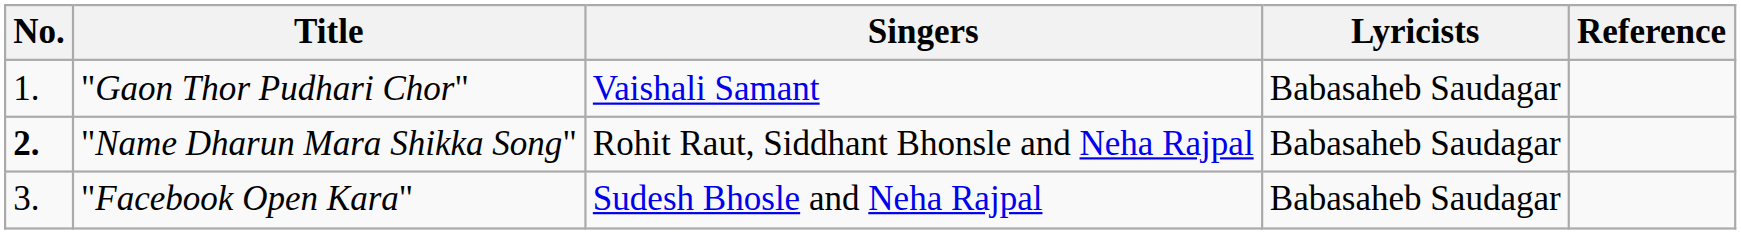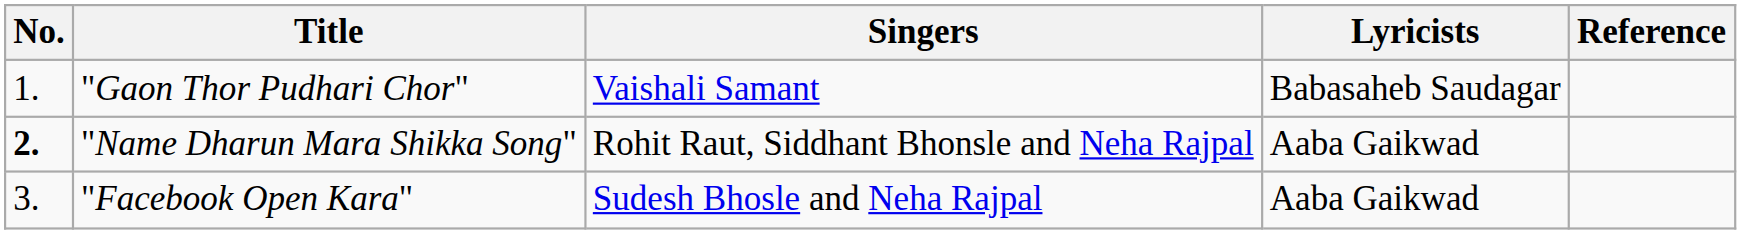(1415, 143) Babasaheb Saudagar -> (1374, 143) Aaba Gaikwad
(1415, 198) Babasaheb Saudagar -> (1374, 198) Aaba Gaikwad
